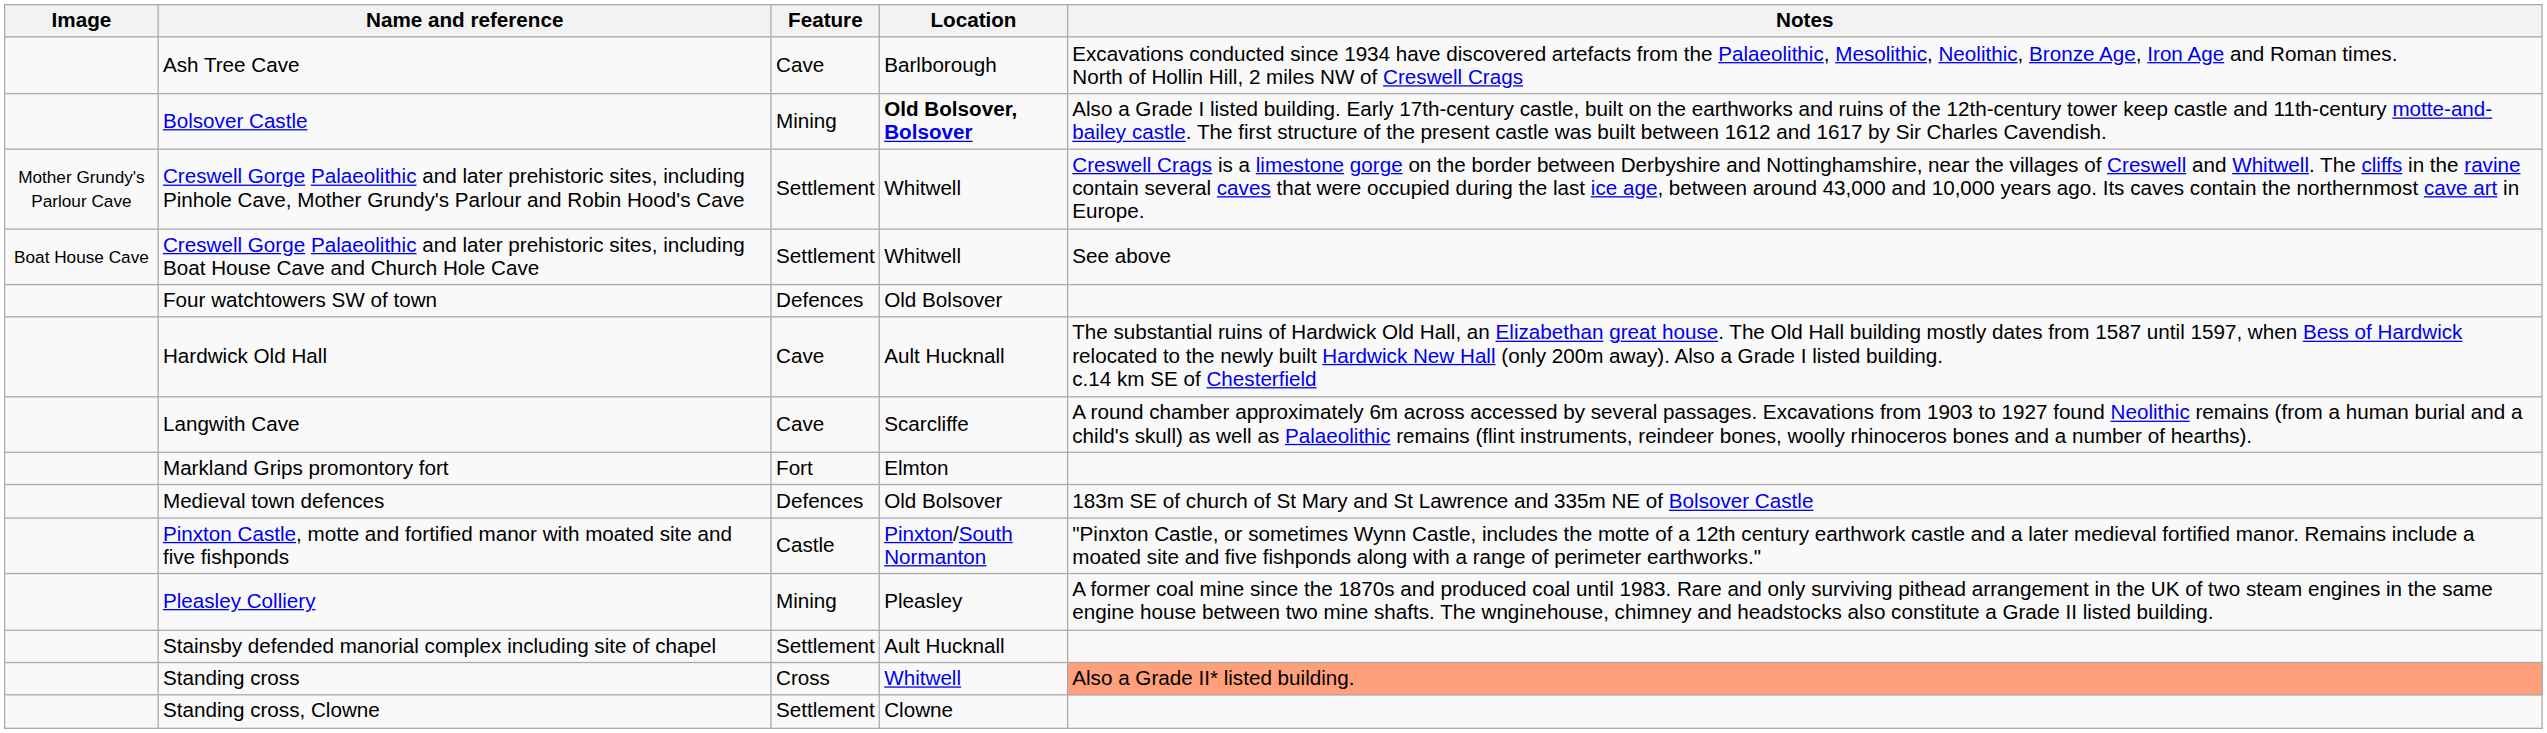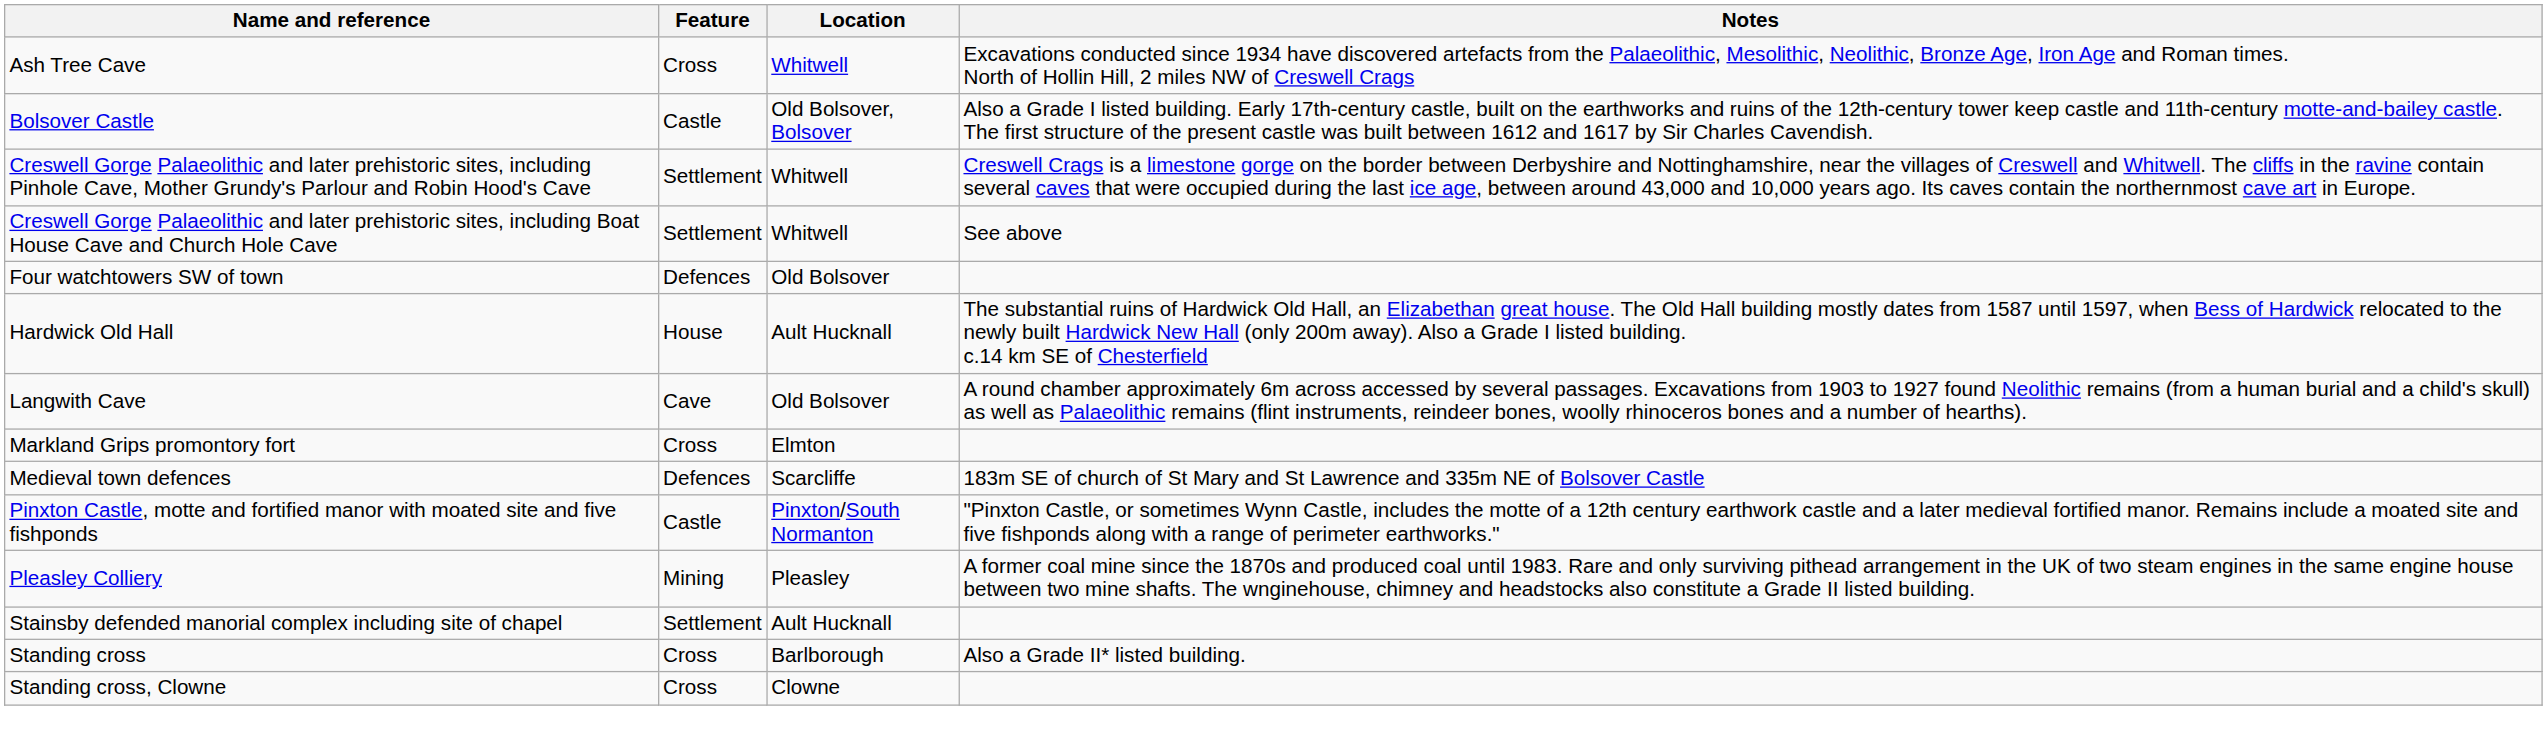- column: (81, 20)
(800, 65) Cave -> (690, 65) Cross
(940, 65) Barlborough -> (810, 65) Whitwell
(806, 121) Mining -> (692, 121) Castle
(951, 121) bold -> (833, 121) normal
(800, 356) Cave -> (693, 333) House
(926, 424) Scarcliffe -> (830, 400) Old Bolsover
(794, 468) Fort -> (690, 445) Cross
(943, 501) Old Bolsover -> (814, 478) Scarcliffe
(923, 678) Whitwell -> (827, 655) Barlborough
(1213, 678) lightsalmon background -> (1105, 655) no background
(825, 711) Settlement -> (690, 688) Cross
